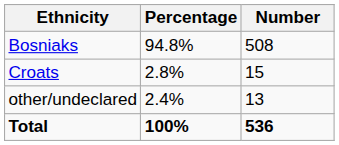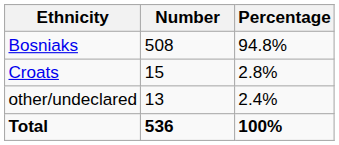columns swapped: (288, 18) <-> (191, 18)
